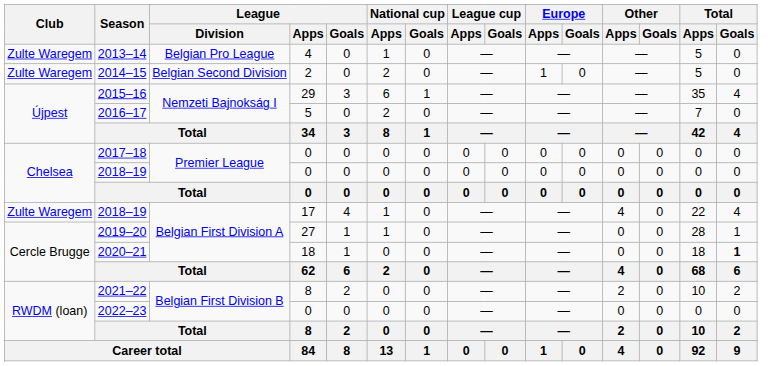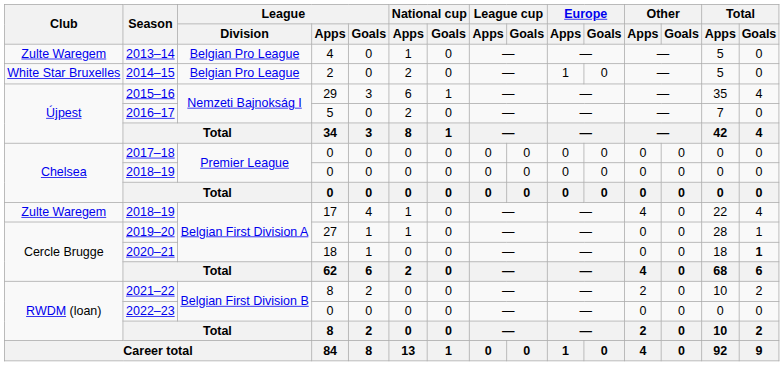(50, 73) Zulte Waregem -> (64, 73) White Star Bruxelles
(220, 73) Belgian Second Division -> (245, 73) Belgian Pro League
